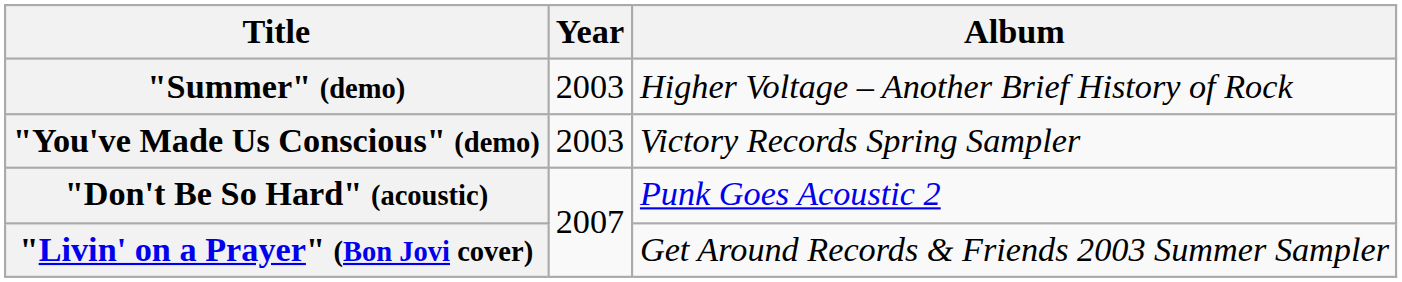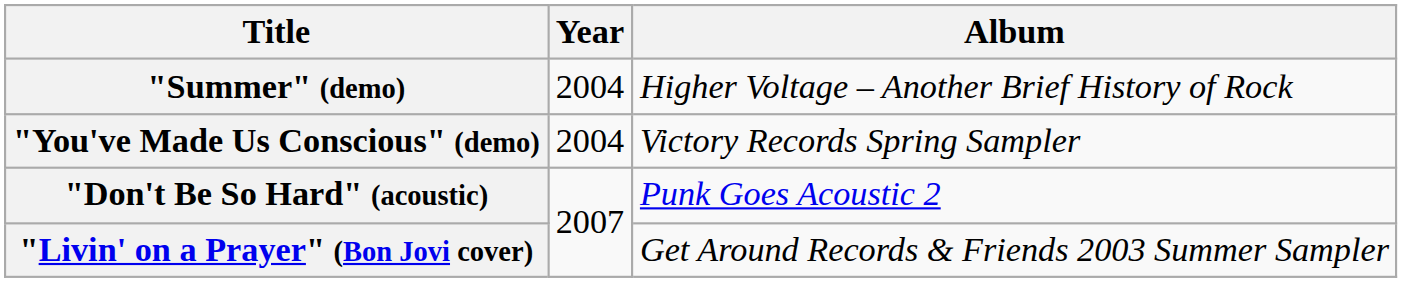(590, 85) 2003 -> (590, 85) 2004
(590, 140) 2003 -> (590, 140) 2004
